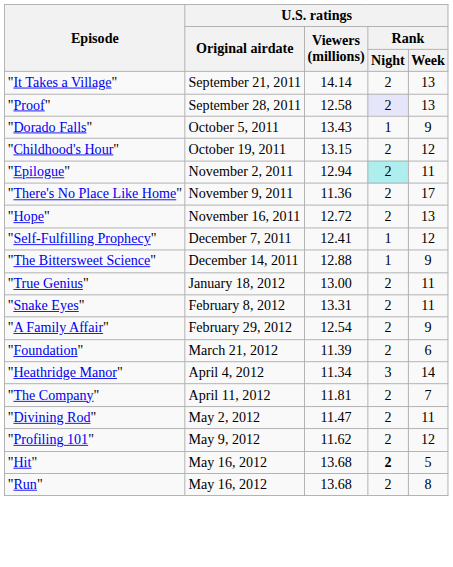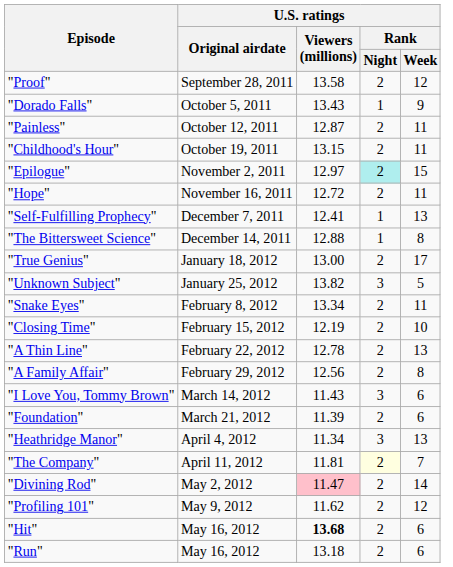- row: (62, 82)
(336, 104) 12.58 -> (328, 82) 13.58
(388, 104) lavender background -> (380, 82) no background
(428, 104) 13 -> (420, 82) 12
+ row: (37, 127)
(428, 149) 12 -> (420, 149) 11
(336, 171) 12.94 -> (328, 171) 12.97
(428, 171) 11 -> (420, 171) 15
- row: (95, 194)
(428, 216) 13 -> (420, 194) 11
(428, 238) 12 -> (420, 216) 13
(428, 261) 9 -> (420, 238) 8
(428, 283) 11 -> (420, 261) 17
+ row: (64, 283)
(336, 305) 13.31 -> (328, 305) 13.34
+ row: (52, 328)
+ row: (48, 350)
(336, 328) 12.54 -> (328, 372) 12.56
(428, 328) 9 -> (420, 372) 8
+ row: (91, 395)
(428, 372) 14 -> (420, 439) 13
(388, 395) no background -> (380, 462) lightyellow background
(336, 417) no background -> (328, 484) pink background
(428, 417) 11 -> (420, 484) 14
(336, 462) normal -> (328, 529) bold
(388, 462) bold -> (380, 529) normal
(428, 462) 5 -> (420, 529) 6
(336, 484) 13.68 -> (328, 551) 13.18
(428, 484) 8 -> (420, 551) 6
